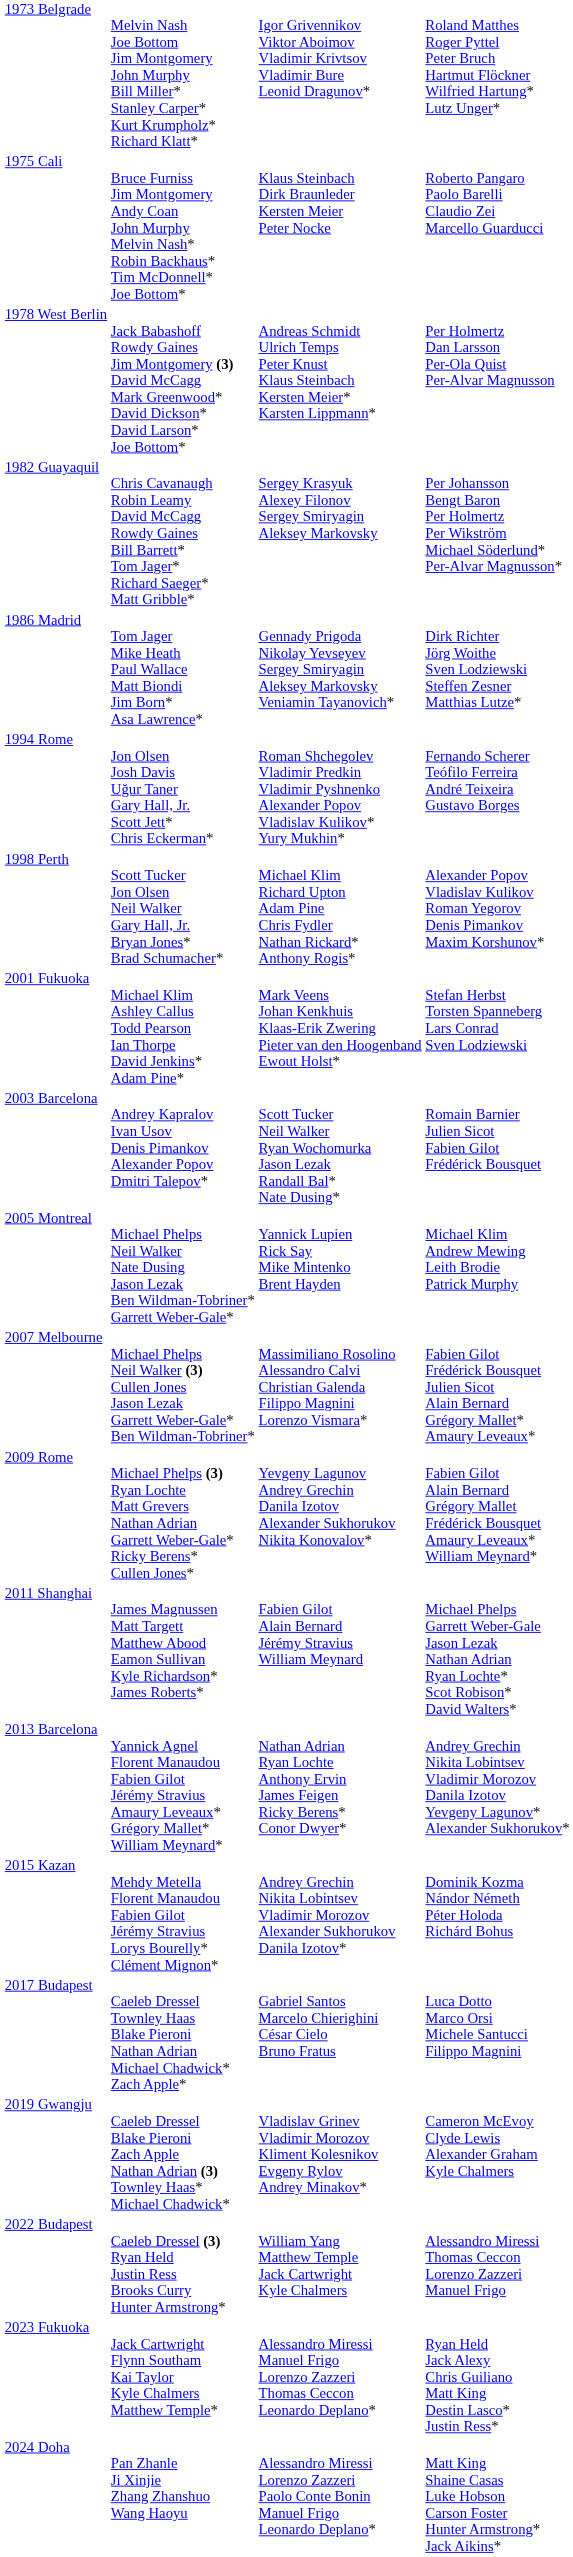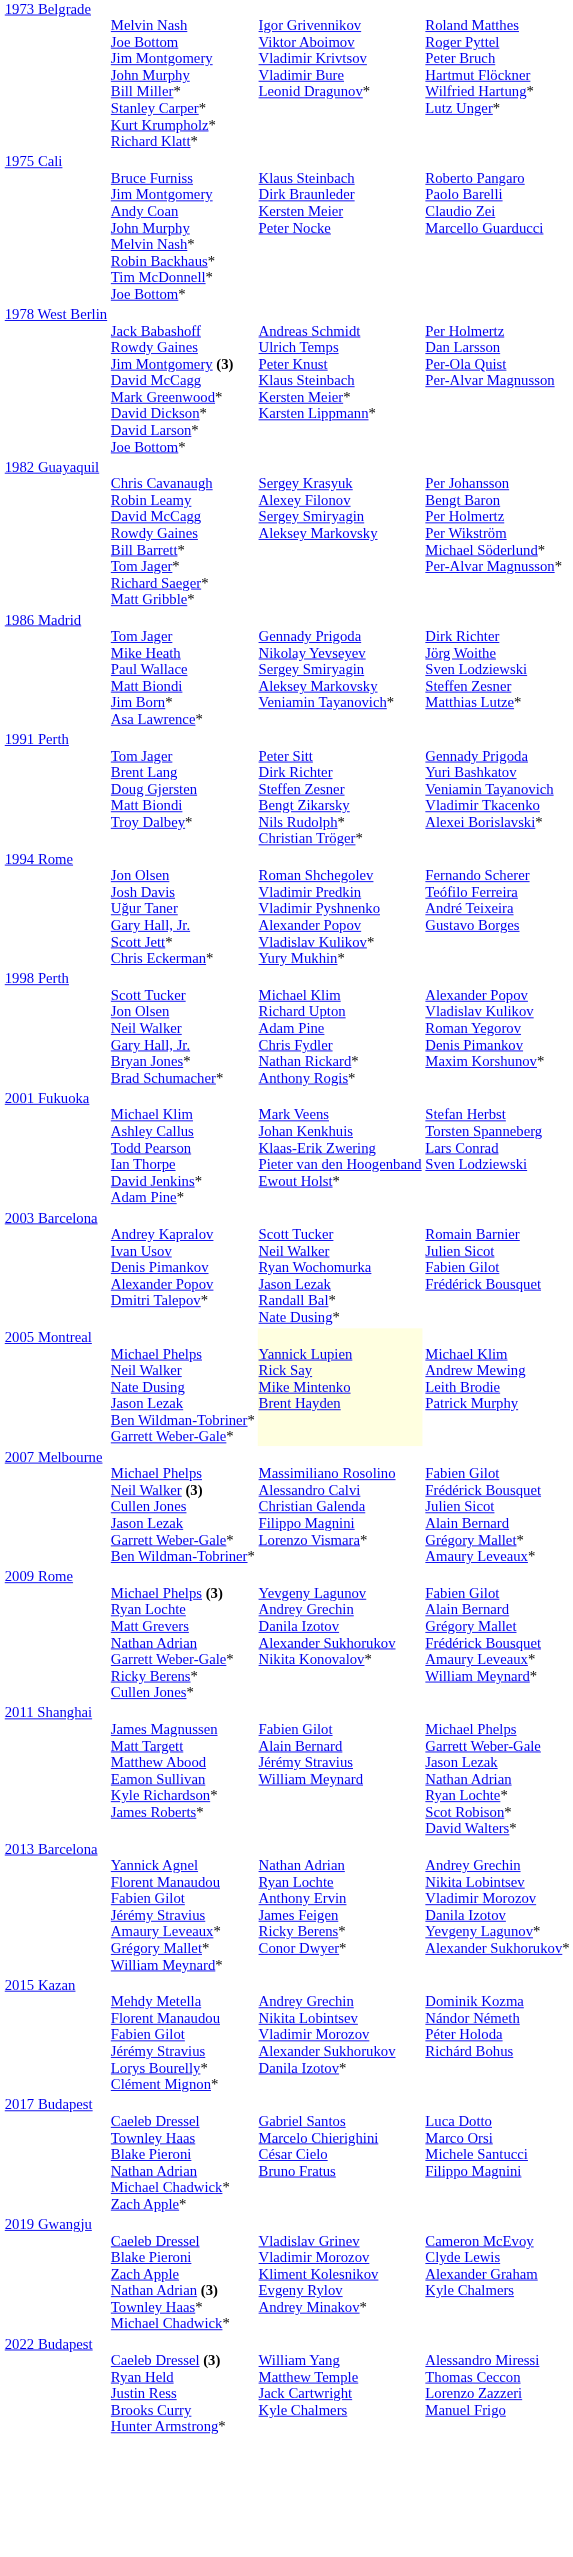+ row: (37, 739)
(305, 1259) no background -> (305, 1378) lightyellow background
- row: (47, 2327)
- row: (37, 2447)
